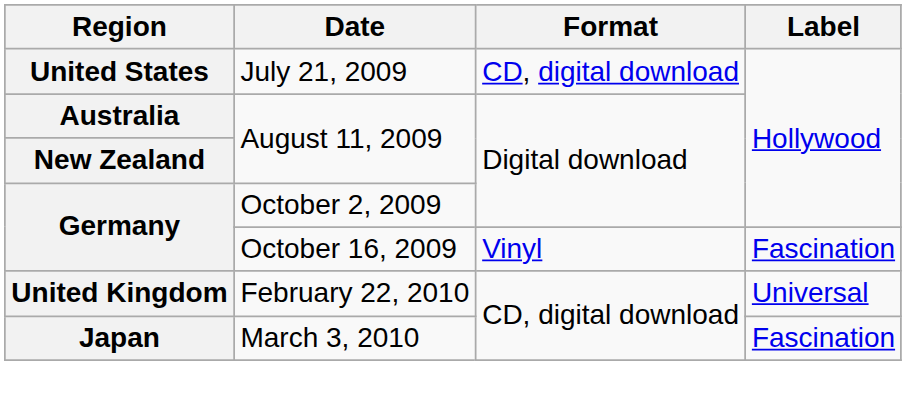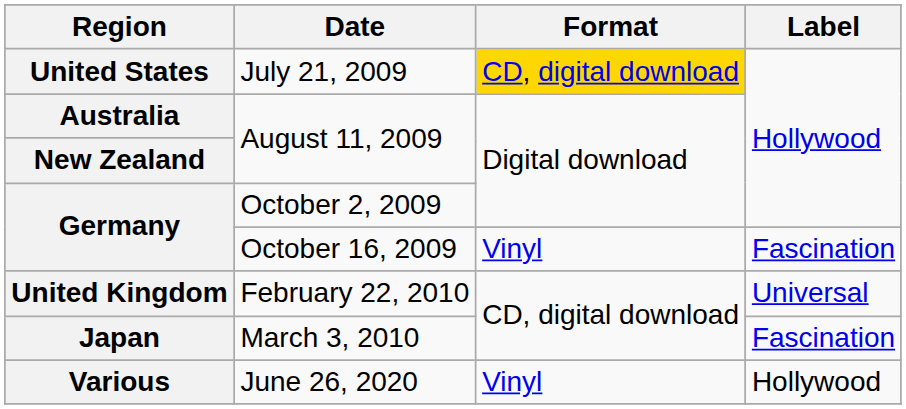(611, 71) no background -> (611, 71) gold background
+ row: (119, 381)
